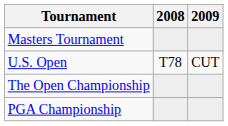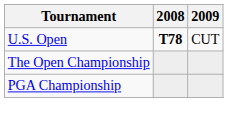- row: (66, 39)
(170, 62) normal -> (170, 39) bold
